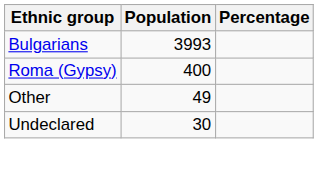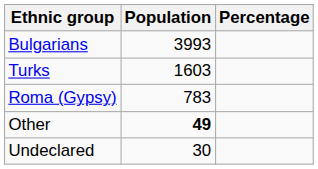+ row: (29, 71)
(197, 71) 400 -> (197, 97) 783
(202, 97) normal -> (202, 124) bold
